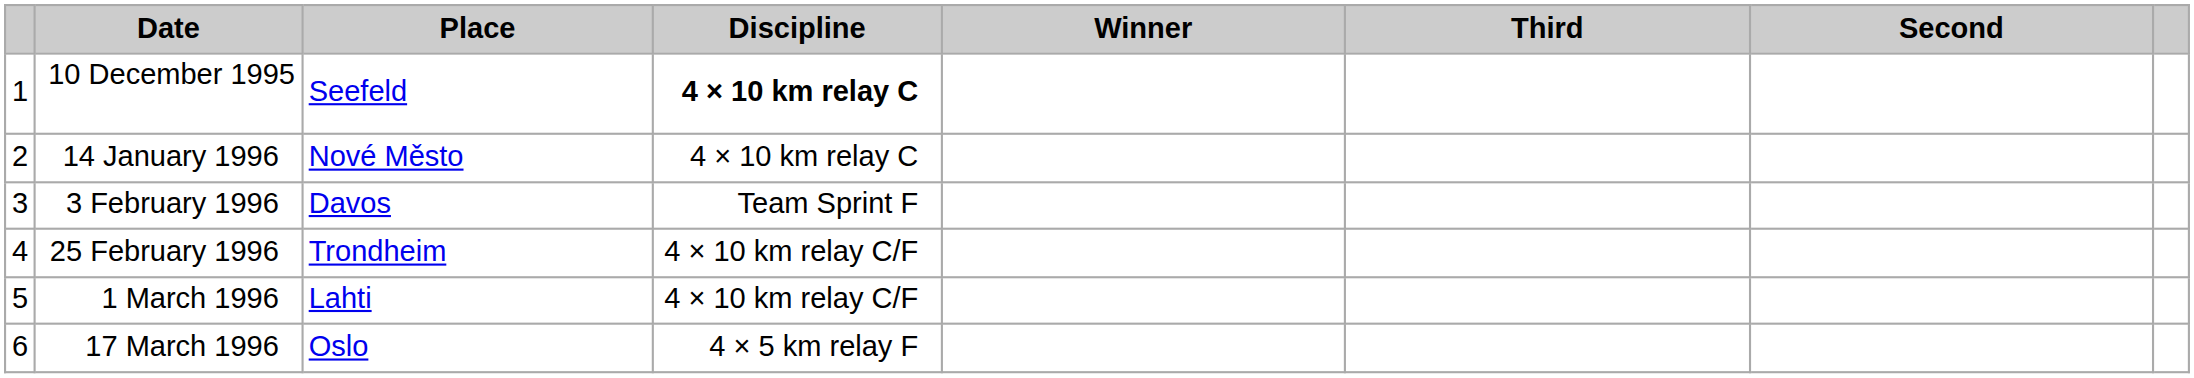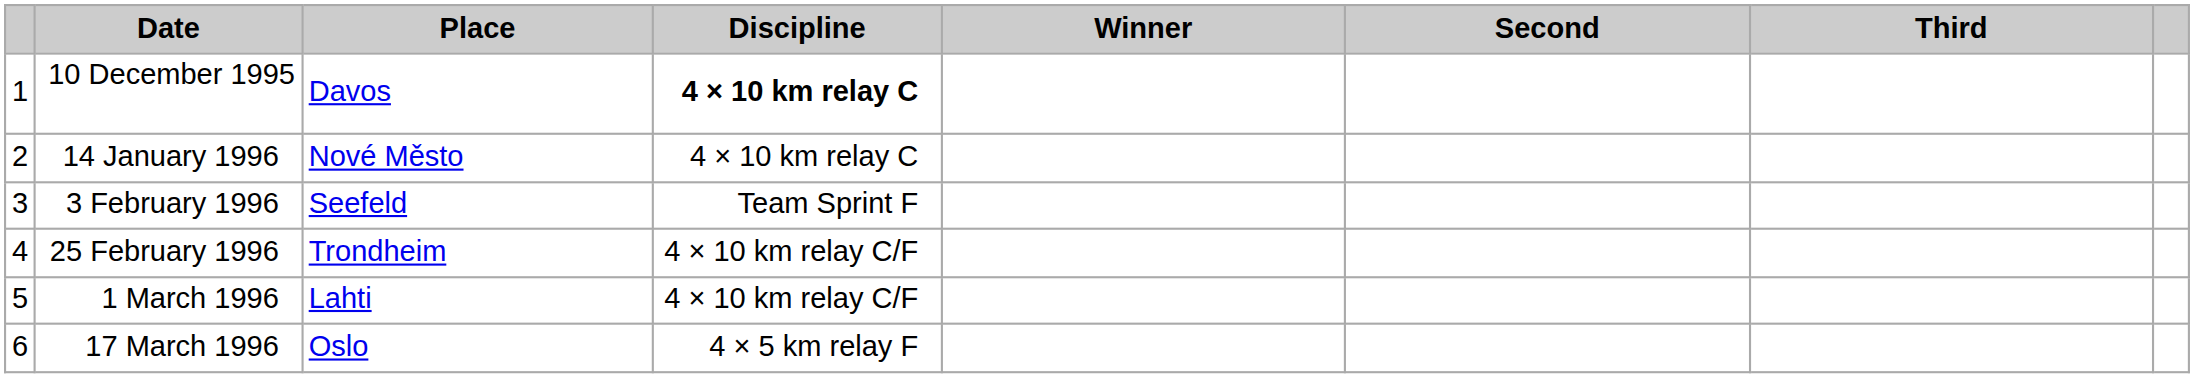columns swapped: (1951, 27) <-> (1547, 27)
(358, 92) Seefeld -> (350, 92) Davos
(350, 204) Davos -> (358, 204) Seefeld
